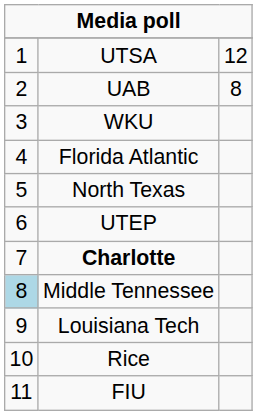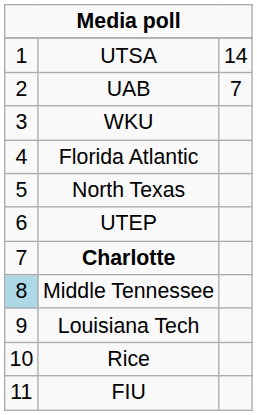(236, 55) 12 -> (236, 55) 14
(236, 88) 8 -> (236, 88) 7
